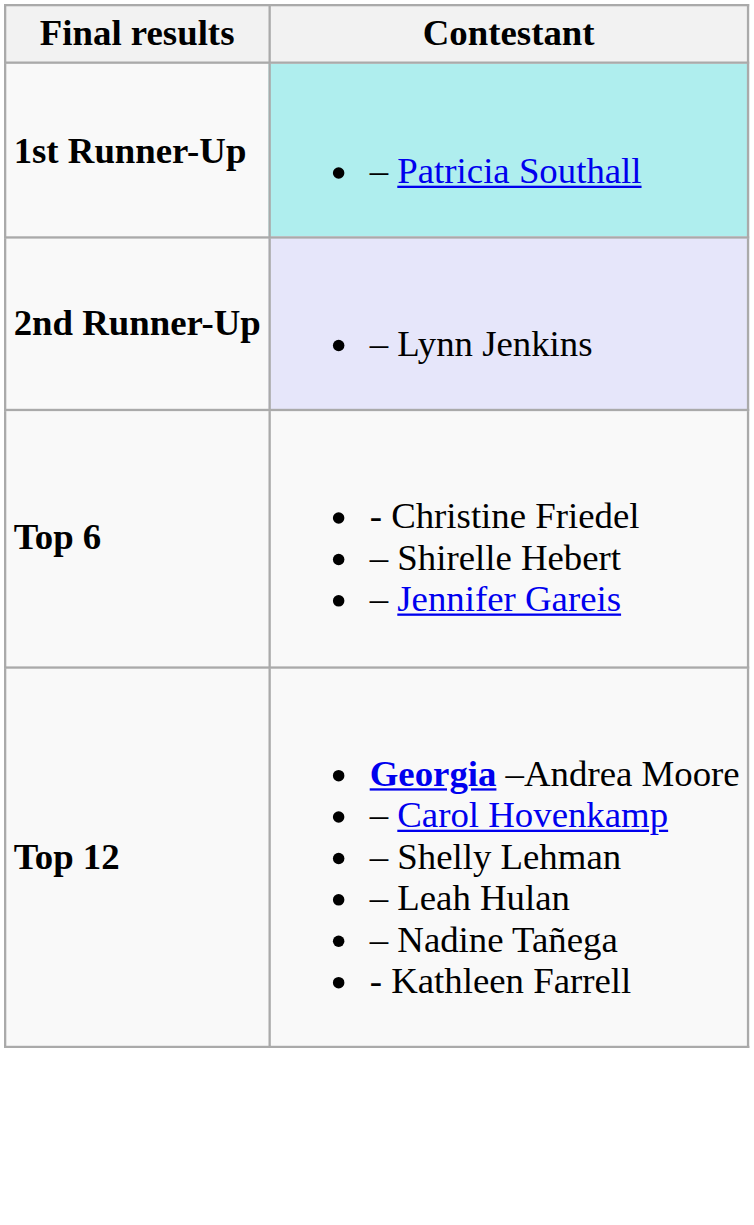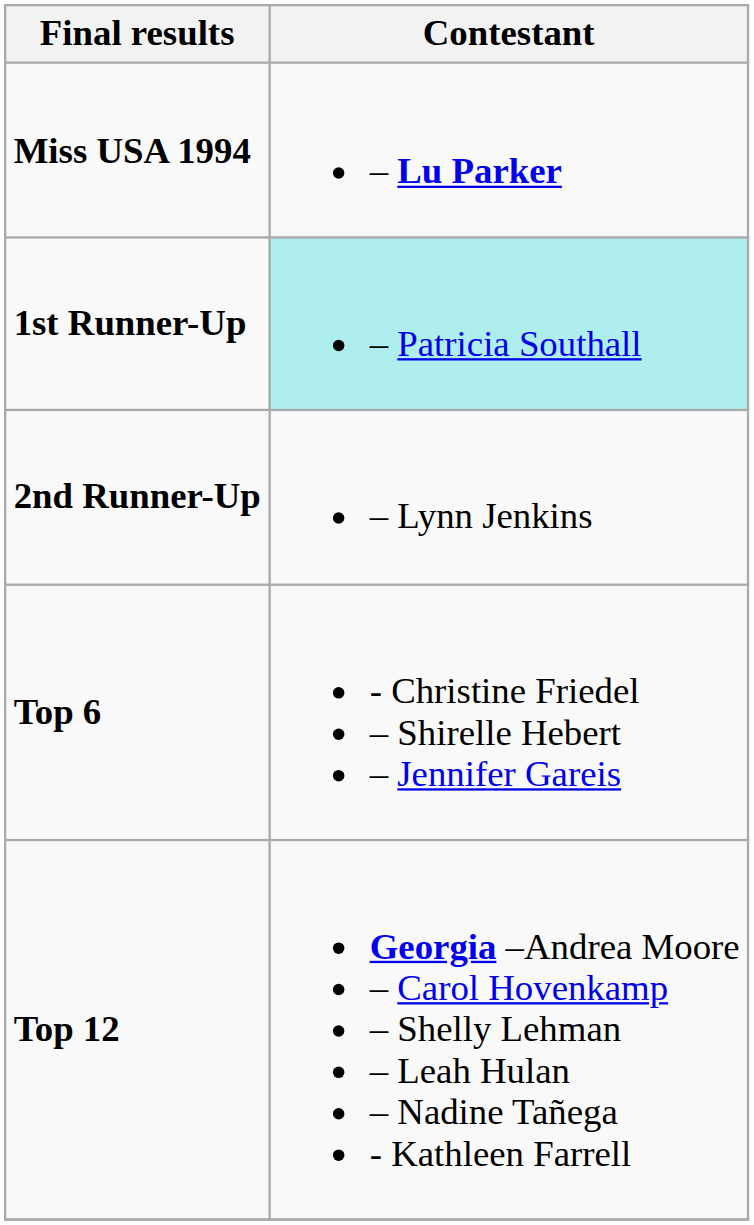+ row: (132, 149)
(509, 344) lavender background -> (509, 518) no background
